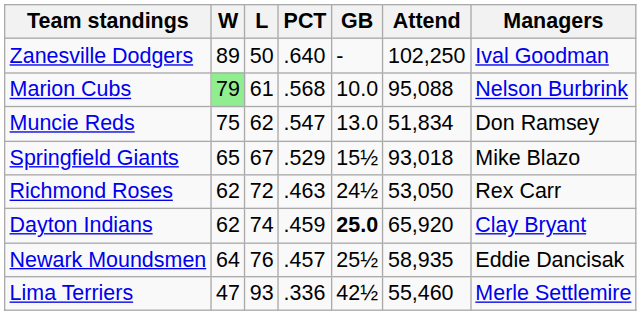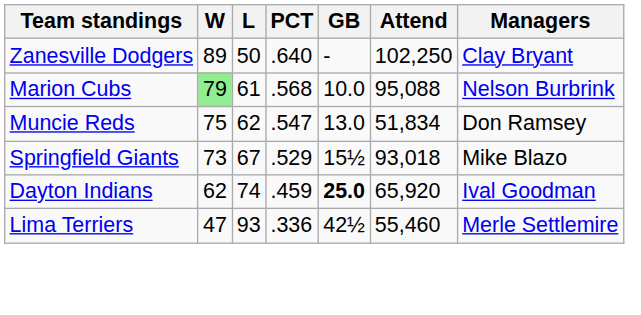(542, 55) Ival Goodman -> (518, 55) Clay Bryant
(228, 157) 65 -> (215, 157) 73
- row: (91, 191)
(531, 225) Clay Bryant -> (529, 191) Ival Goodman
- row: (108, 259)
